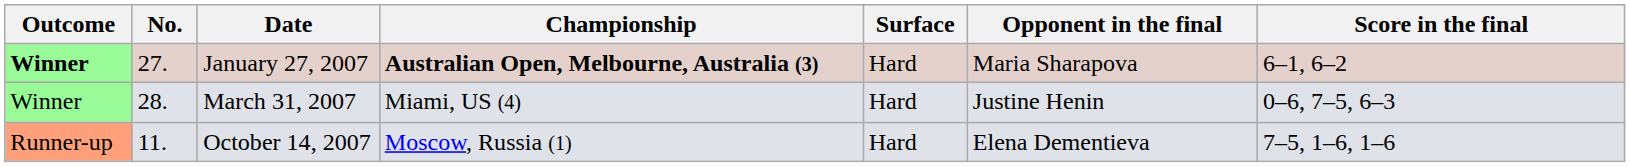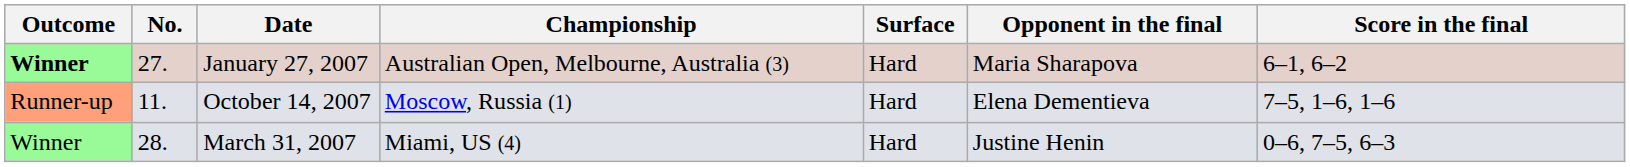(602, 62) bold -> (587, 62) normal
rows swapped: (280, 101) <-> (287, 140)
